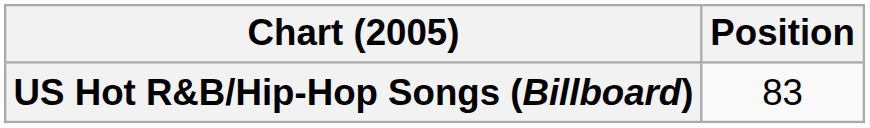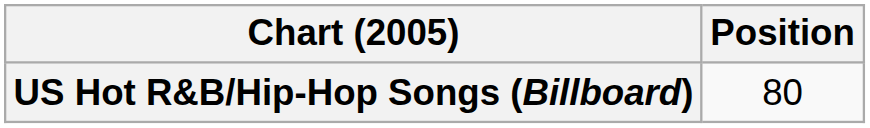(783, 91) 83 -> (783, 91) 80
